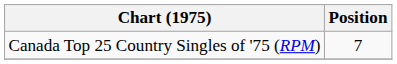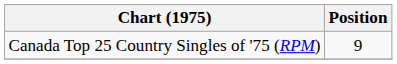(358, 45) 7 -> (358, 45) 9
